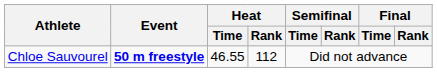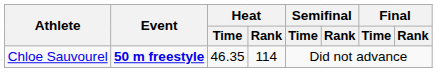(228, 57) 46.55 -> (228, 57) 46.35
(266, 57) 112 -> (266, 57) 114
